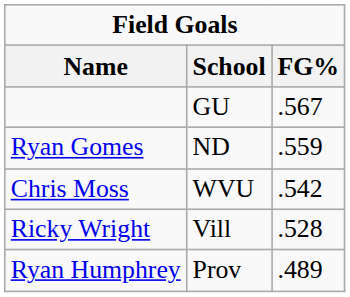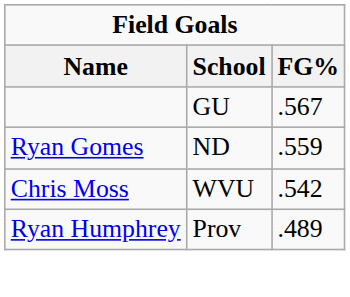- row: (80, 229)
